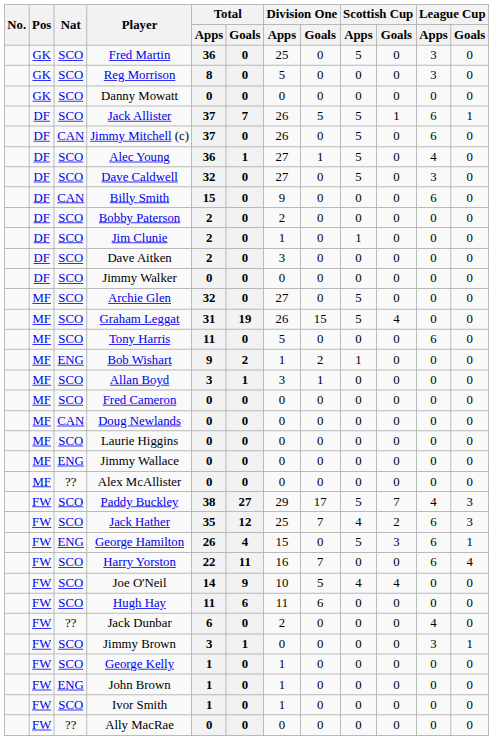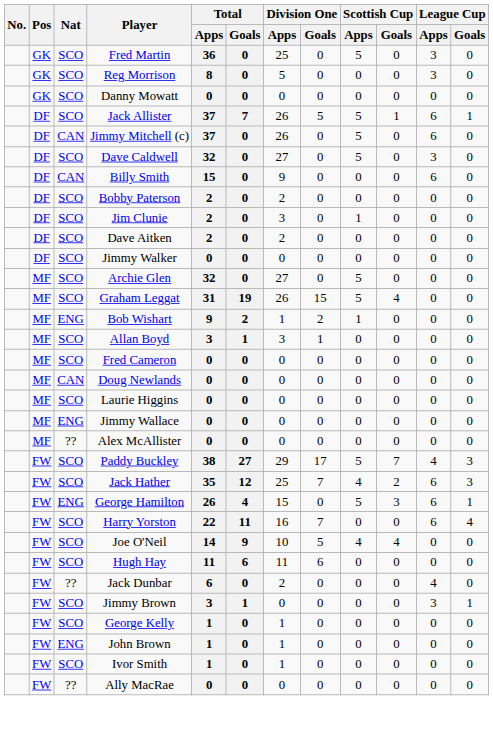- row: (140, 156)
(282, 237) 1 -> (282, 217) 3
(282, 258) 3 -> (282, 237) 2
- row: (140, 339)
